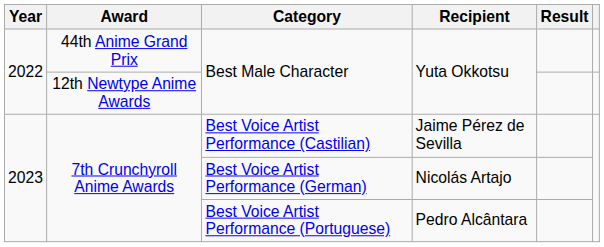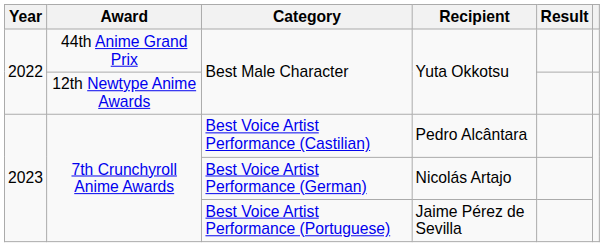(470, 135) Jaime Pérez de Sevilla -> (471, 135) Pedro Alcântara
(471, 220) Pedro Alcântara -> (470, 220) Jaime Pérez de Sevilla
